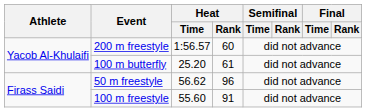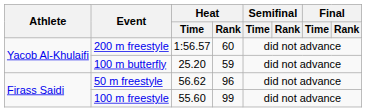(228, 64) 61 -> (228, 64) 59
(228, 99) 91 -> (228, 99) 99
